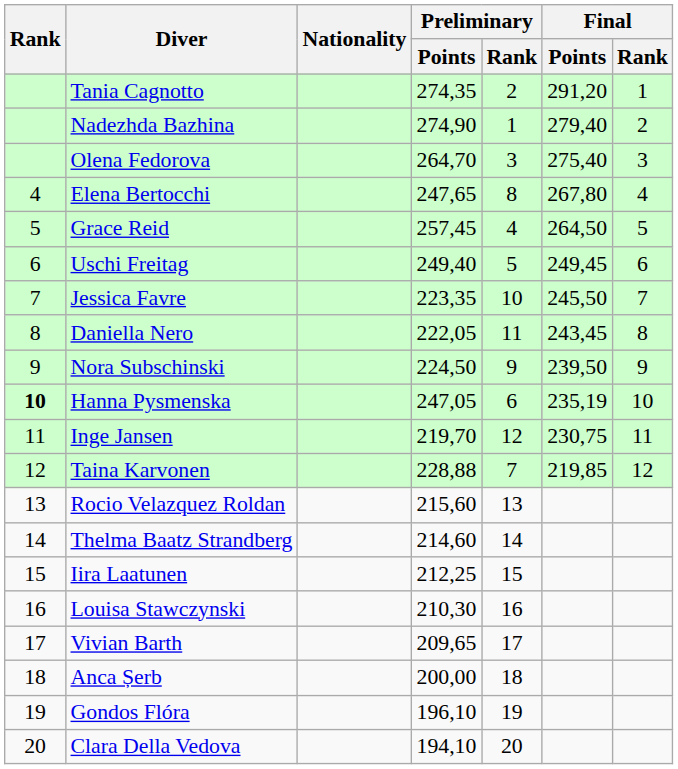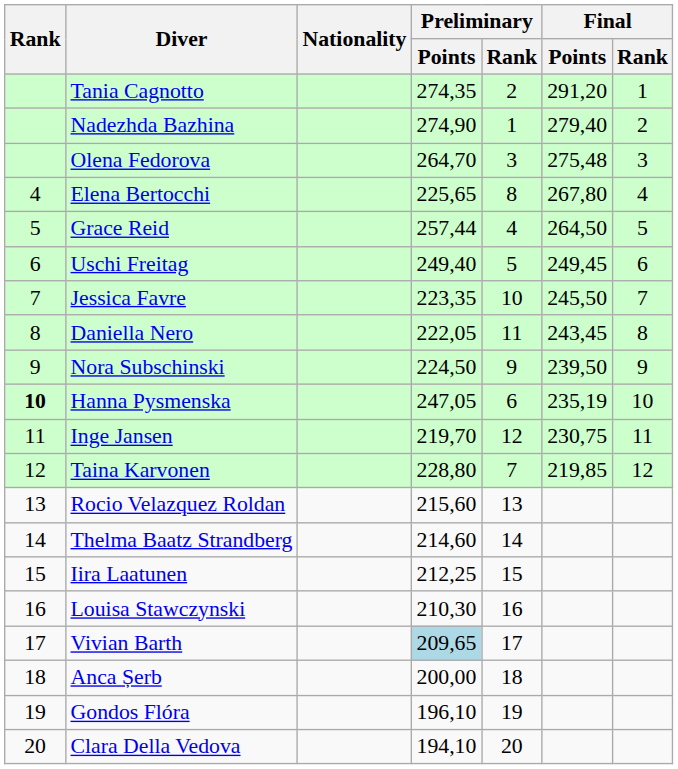(577, 159) 275,40 -> (577, 159) 275,48
(446, 194) 247,65 -> (446, 194) 225,65
(446, 228) 257,45 -> (446, 228) 257,44
(446, 470) 228,88 -> (446, 470) 228,80
(446, 642) no background -> (446, 642) lightblue background
